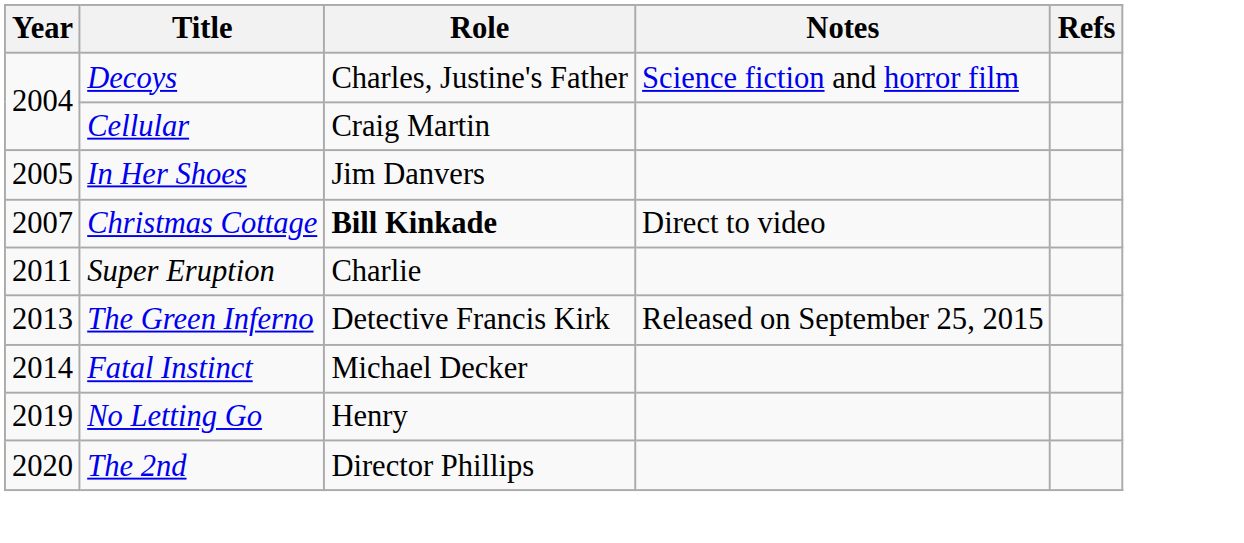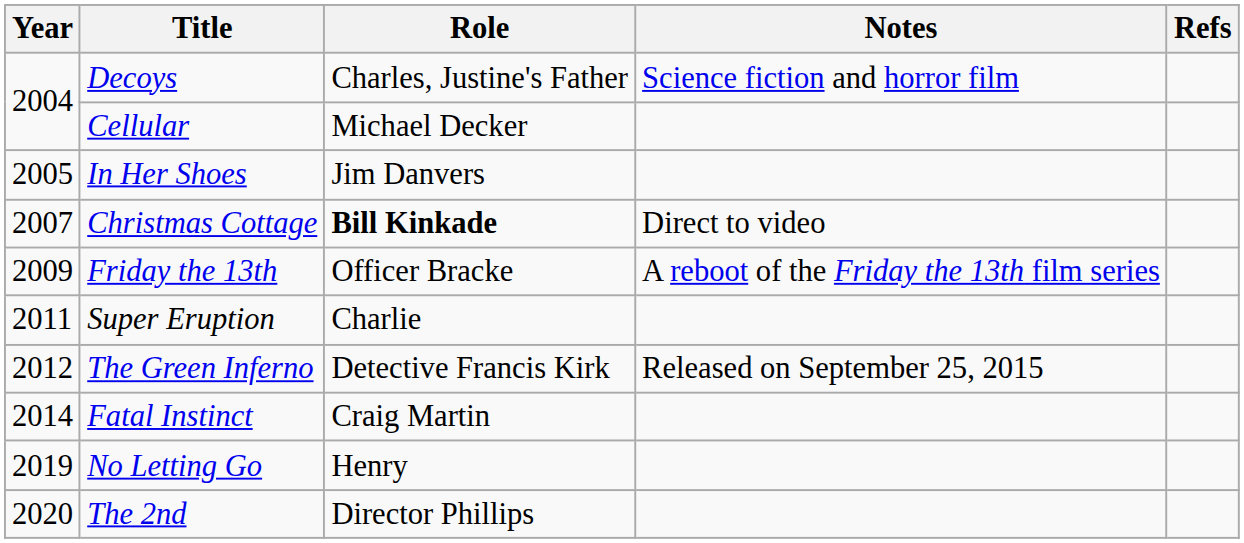(411, 125) Craig Martin -> (429, 125) Michael Decker
+ row: (182, 271)
(43, 319) 2013 -> (43, 367) 2012
(429, 367) Michael Decker -> (411, 416) Craig Martin
